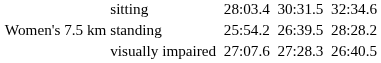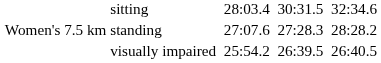(247, 30) 25:54.2 -> (247, 30) 27:07.6
(300, 30) 26:39.5 -> (300, 30) 27:28.3
(247, 51) 27:07.6 -> (247, 51) 25:54.2
(300, 51) 27:28.3 -> (300, 51) 26:39.5
